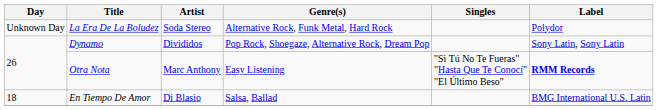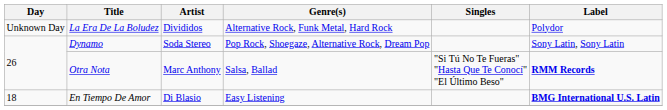(187, 28) Soda Stereo -> (183, 28) Divididos
(183, 43) Divididos -> (187, 43) Soda Stereo
(255, 70) Easy Listening -> (251, 70) Salsa, Ballad
(251, 97) Salsa, Ballad -> (255, 97) Easy Listening
(591, 97) normal -> (596, 97) bold
